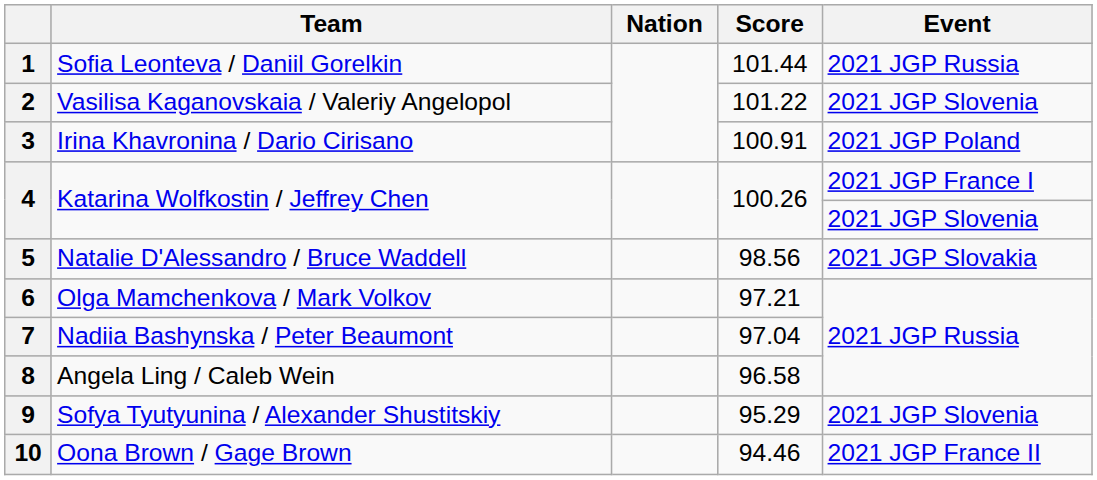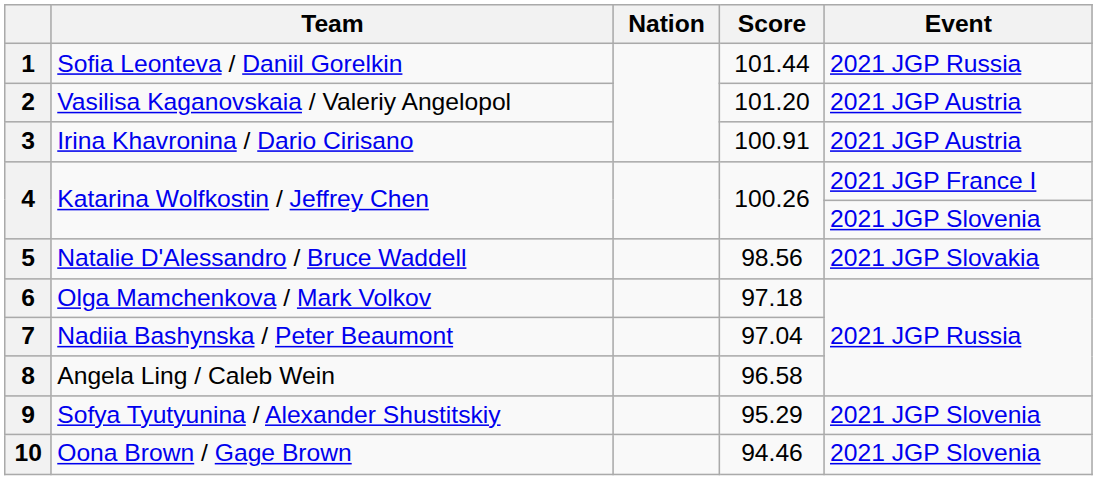(770, 102) 101.22 -> (772, 102) 101.20
(933, 102) 2021 JGP Slovenia -> (926, 102) 2021 JGP Austria
(924, 141) 2021 JGP Poland -> (926, 141) 2021 JGP Austria
(770, 297) 97.21 -> (772, 297) 97.18
(934, 453) 2021 JGP France II -> (935, 453) 2021 JGP Slovenia
